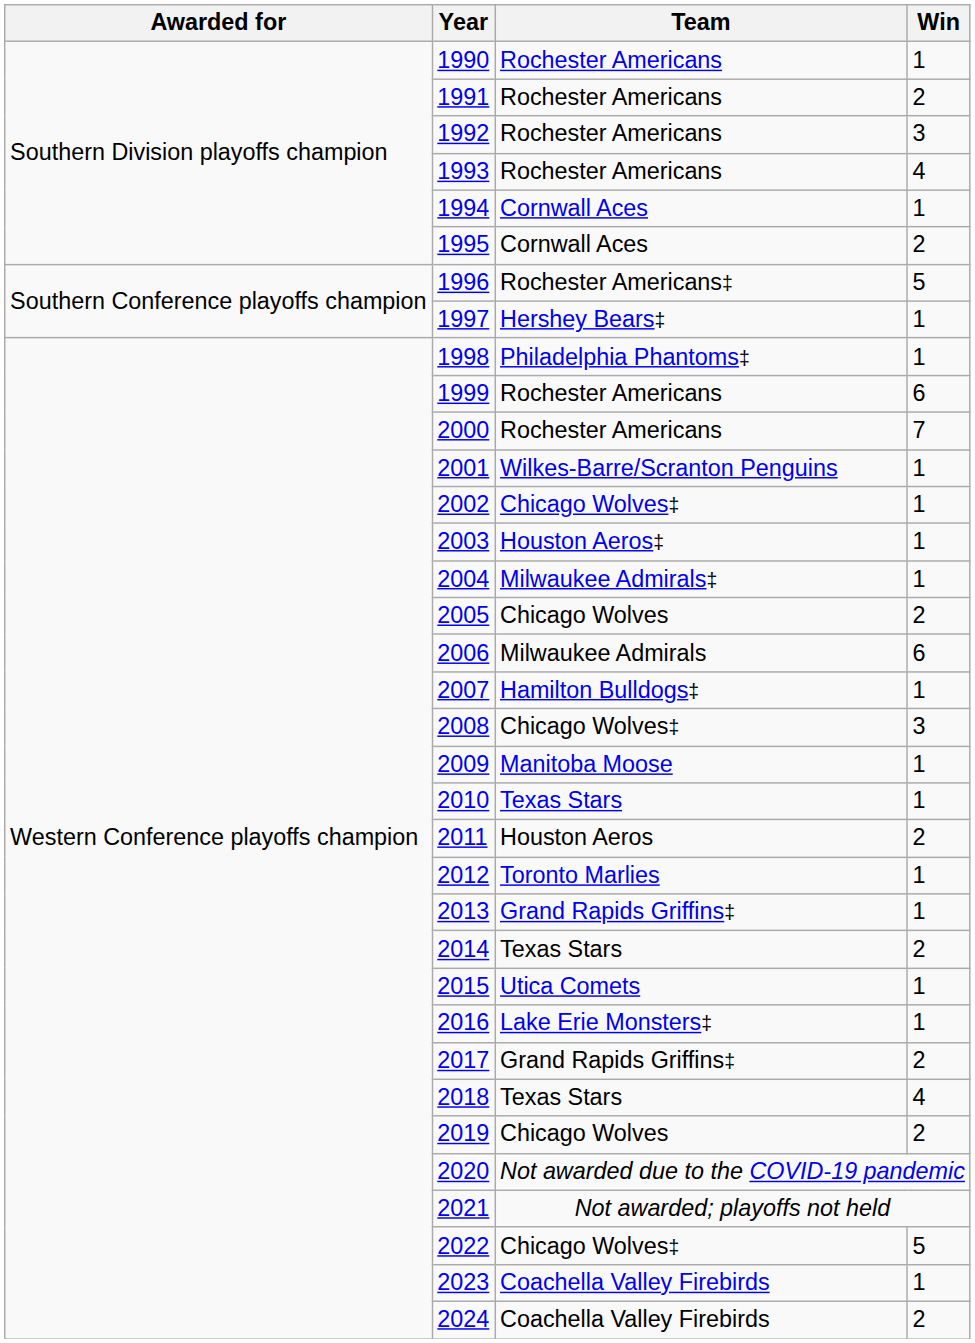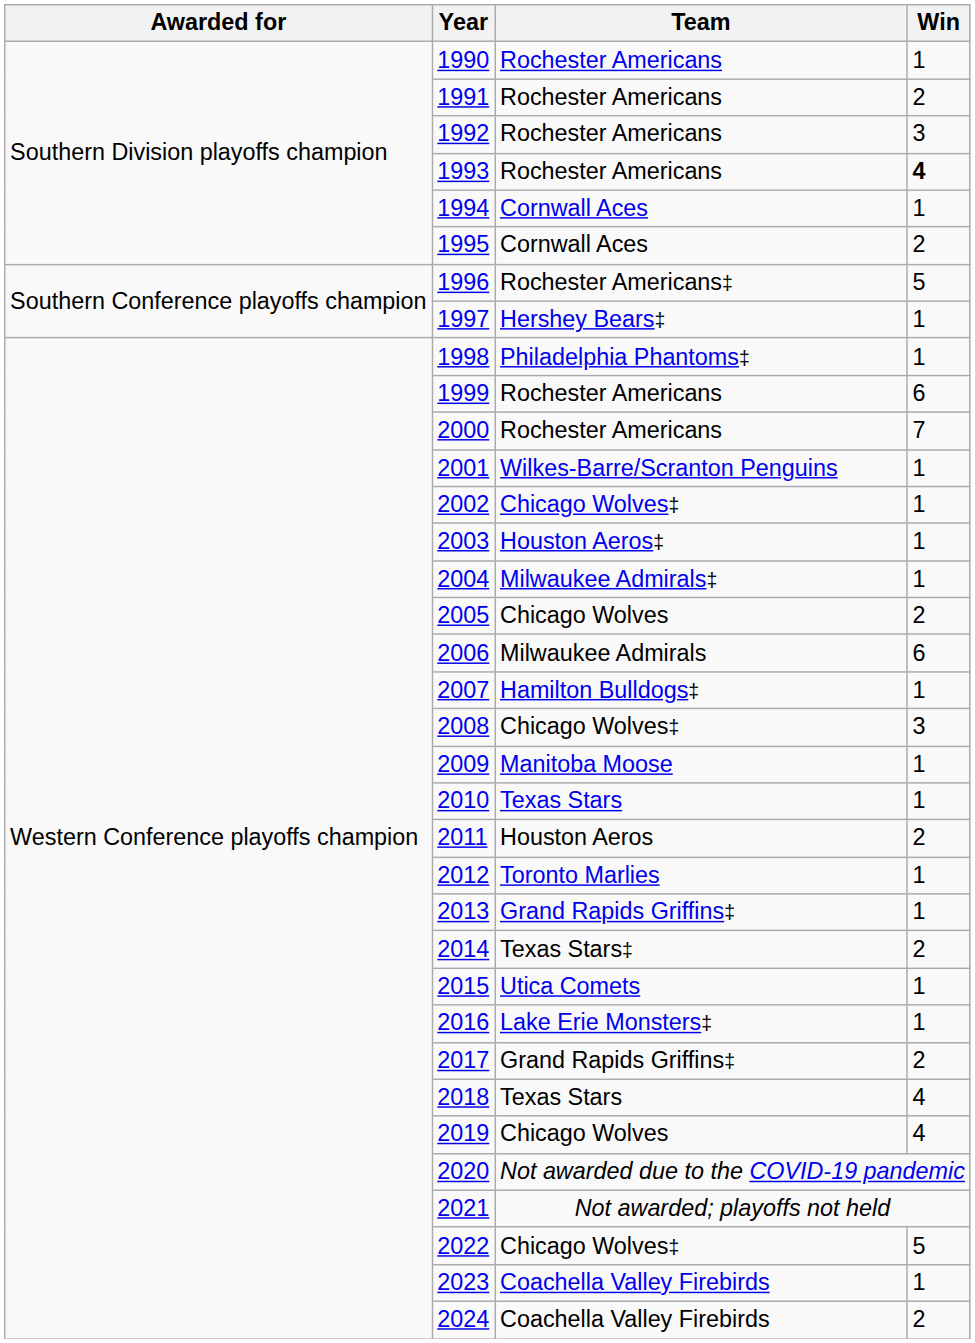(919, 171) normal -> (919, 171) bold
(561, 949) Texas Stars -> (566, 949) Texas Stars‡
(919, 1134) 2 -> (919, 1134) 4
